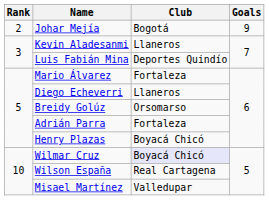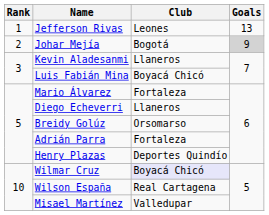+ row: (79, 28)
(247, 28) no background -> (247, 44) lightgrey background
(180, 60) Deportes Quindío -> (169, 76) Boyacá Chicó
(169, 139) Boyacá Chicó -> (180, 155) Deportes Quindío
